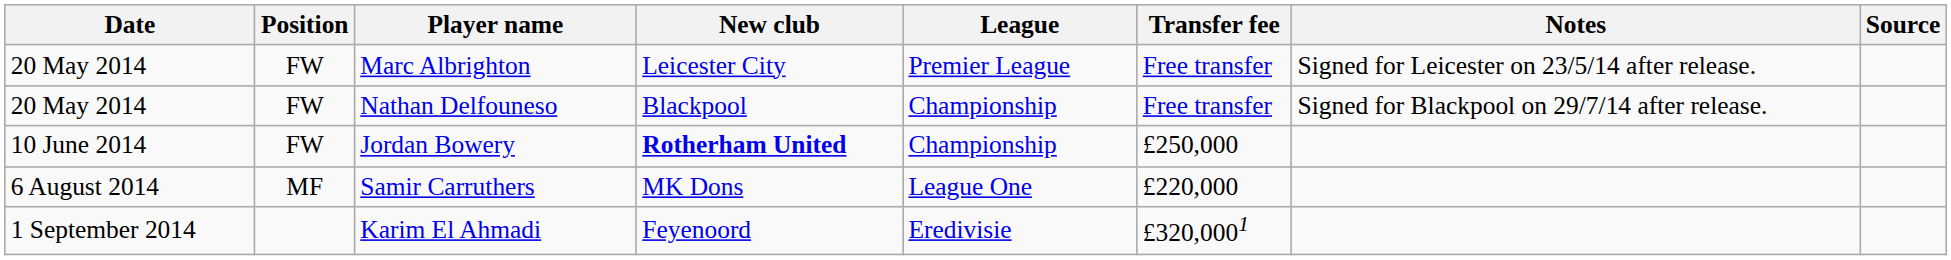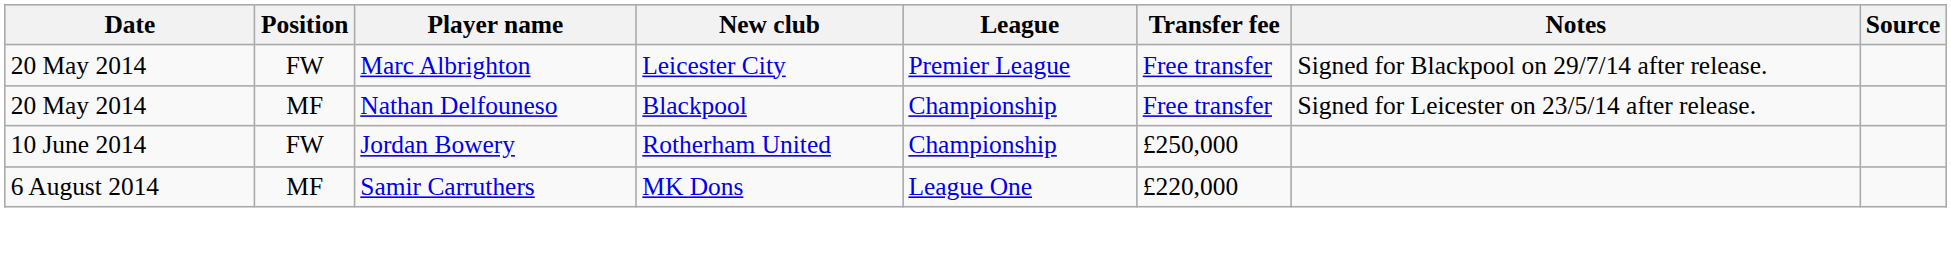(1527, 65) Signed for Leicester on 23/5/14 after release. -> (1532, 65) Signed for Blackpool on 29/7/14 after release.
(305, 105) FW -> (305, 105) MF
(1532, 105) Signed for Blackpool on 29/7/14 after release. -> (1527, 105) Signed for Leicester on 23/5/14 after release.
(744, 145) bold -> (737, 145) normal
- row: (451, 229)
